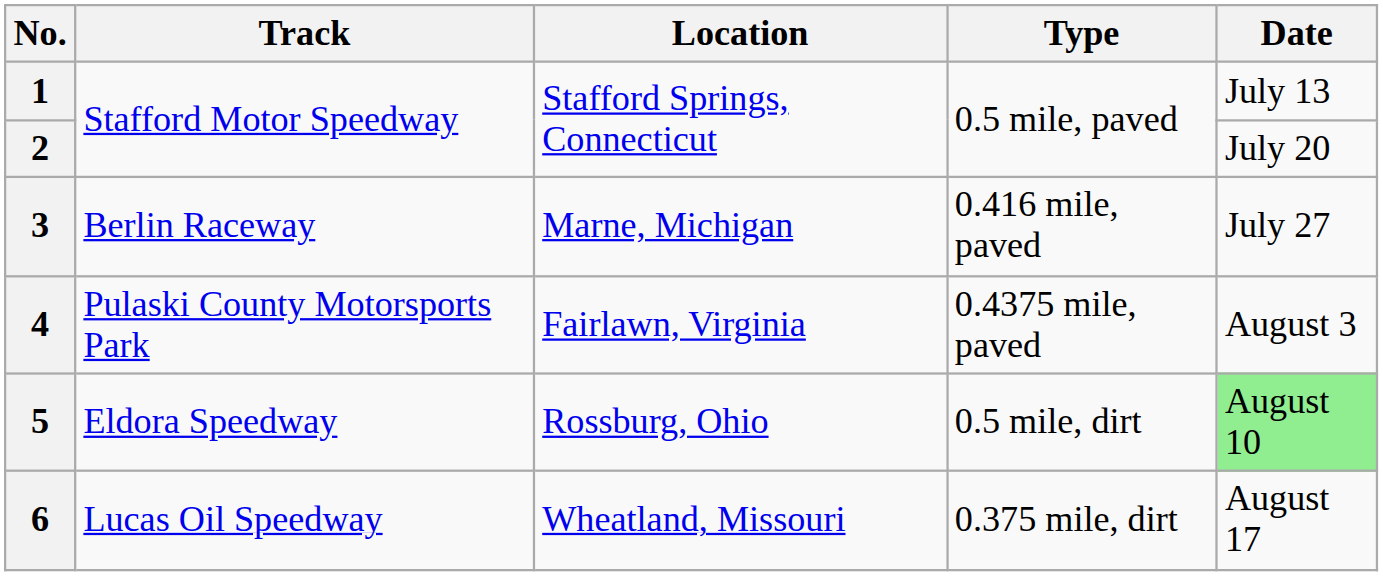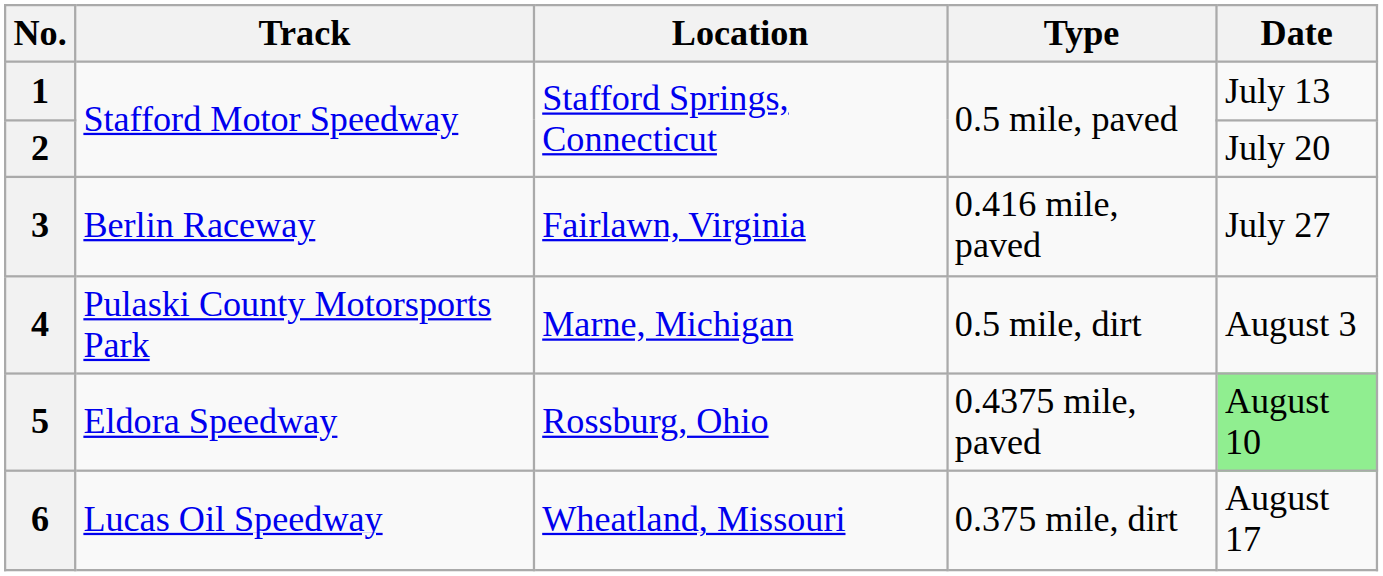(668, 225) Marne, Michigan -> (674, 225) Fairlawn, Virginia
(674, 323) Fairlawn, Virginia -> (668, 323) Marne, Michigan
(1046, 323) 0.4375 mile, paved -> (1048, 323) 0.5 mile, dirt
(1048, 421) 0.5 mile, dirt -> (1046, 421) 0.4375 mile, paved
